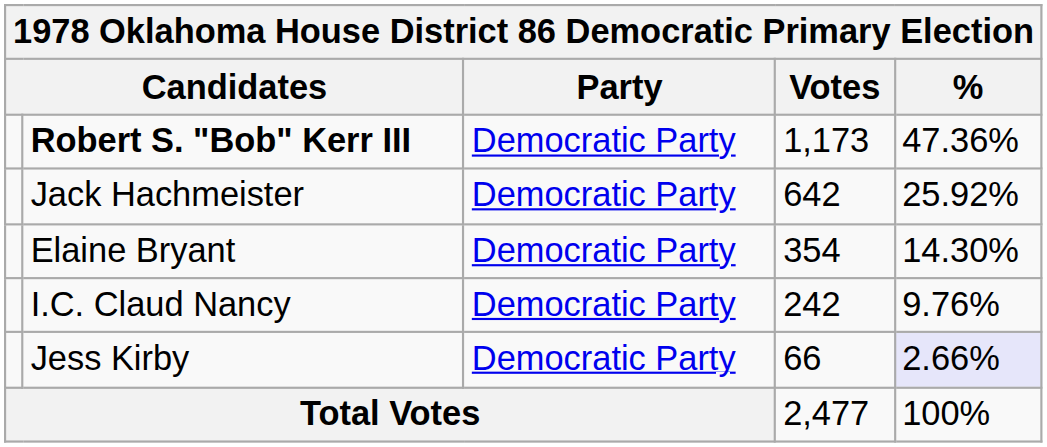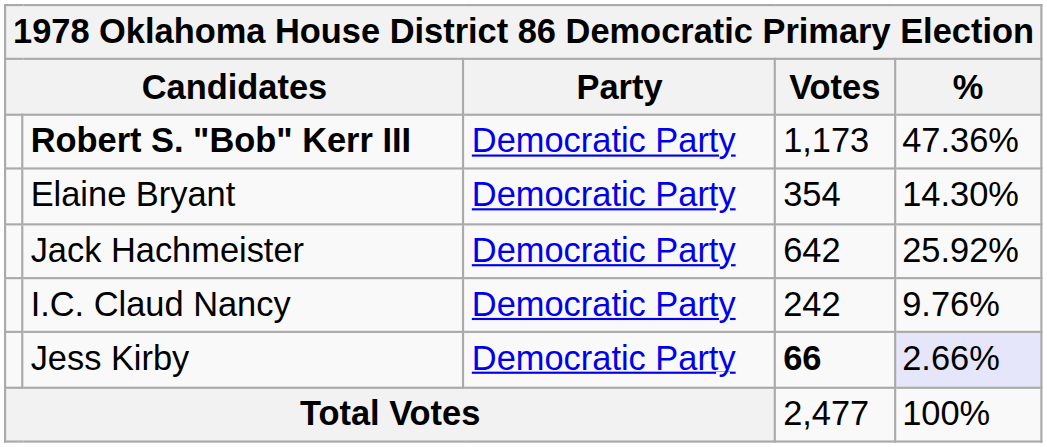rows swapped: (167, 195) <-> (133, 250)
(802, 359) normal -> (802, 359) bold
